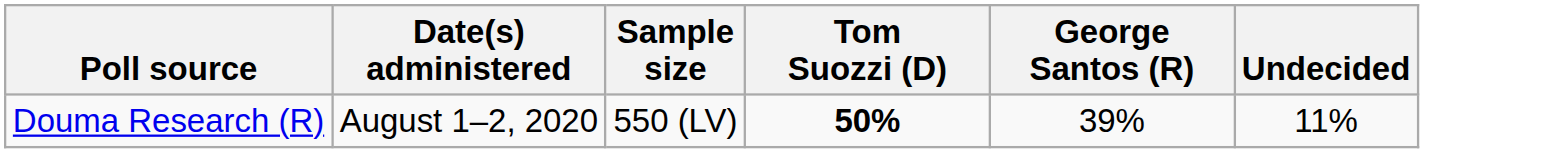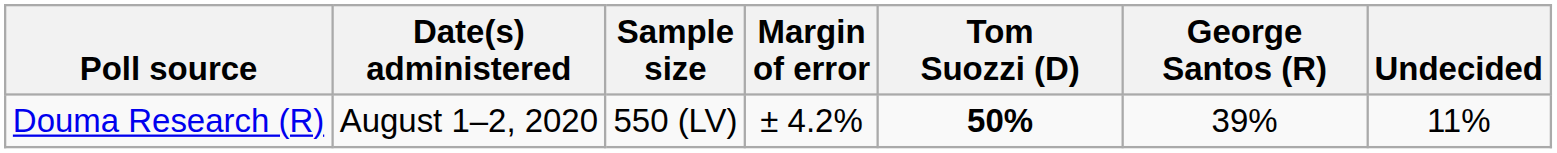+ column: (812, 50)
